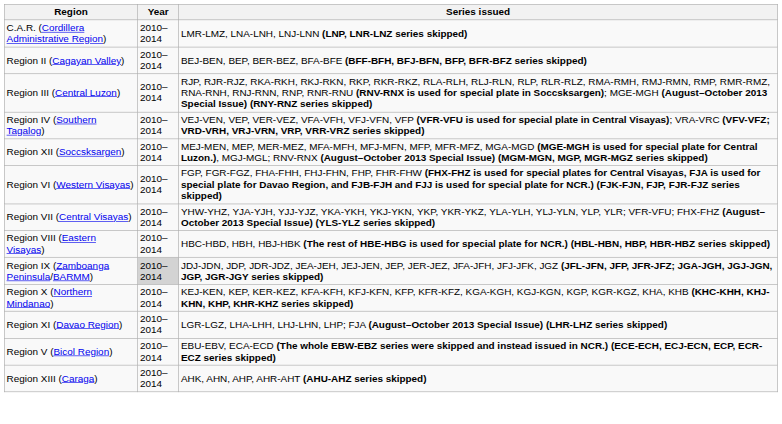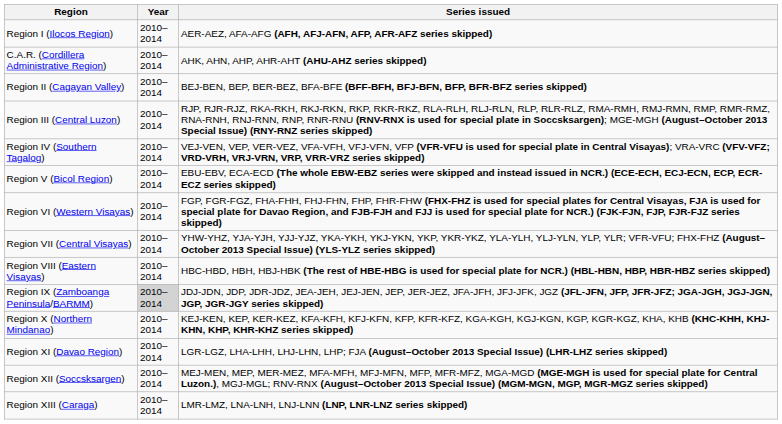+ row: (60, 33)
(324, 33) LMR-LMZ, LNA-LNH, LNJ-LNN (LNP, LNR-LNZ series skipped) -> (304, 60) AHK, AHN, AHP, AHR-AHT (AHU-AHZ series skipped)
rows swapped: (60, 351) <-> (66, 152)
(304, 378) AHK, AHN, AHP, AHR-AHT (AHU-AHZ series skipped) -> (324, 405) LMR-LMZ, LNA-LNH, LNJ-LNN (LNP, LNR-LNZ series skipped)
